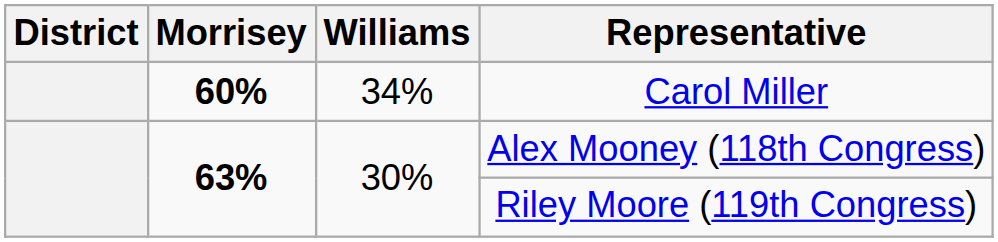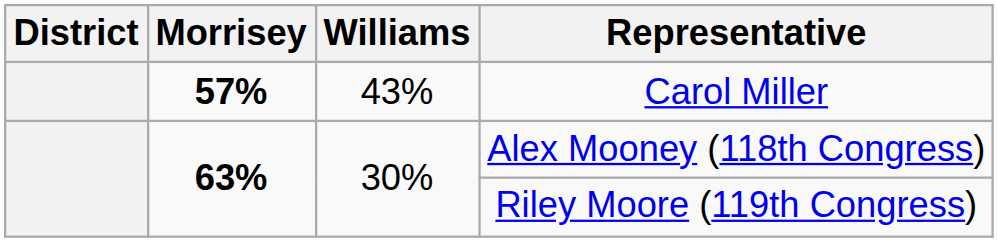(231, 90) 60% -> (231, 90) 57%
(397, 90) 34% -> (397, 90) 43%
